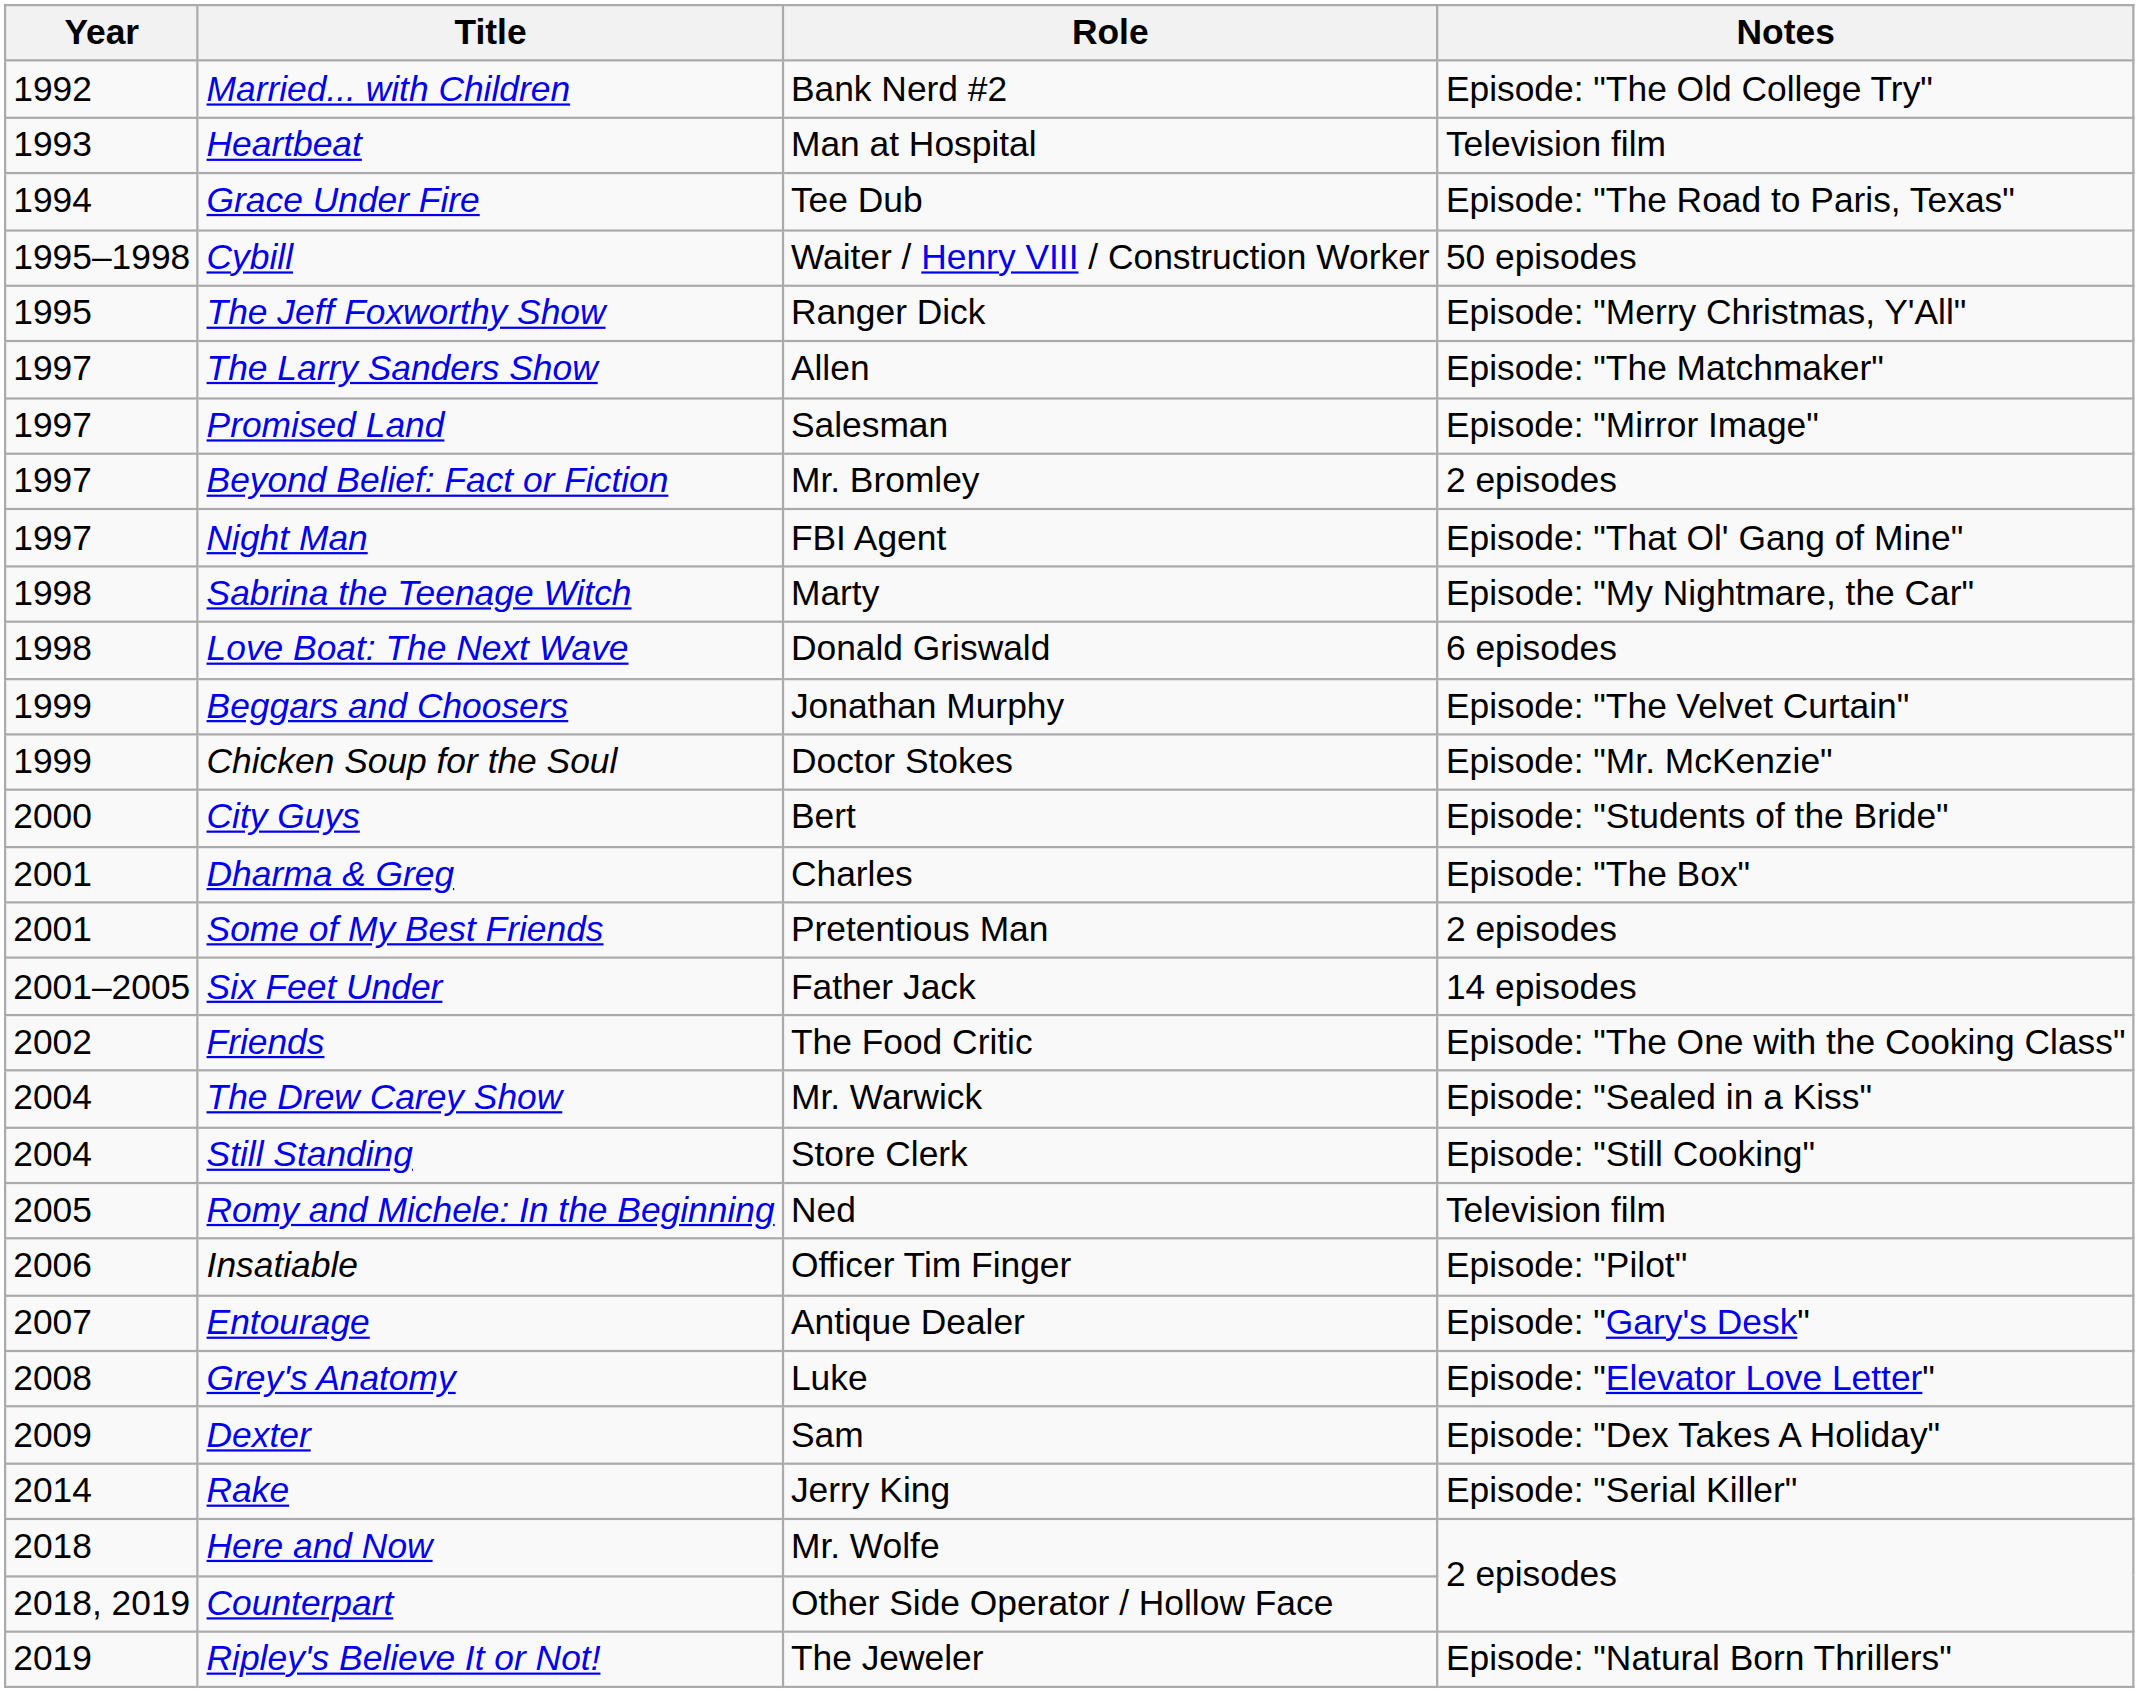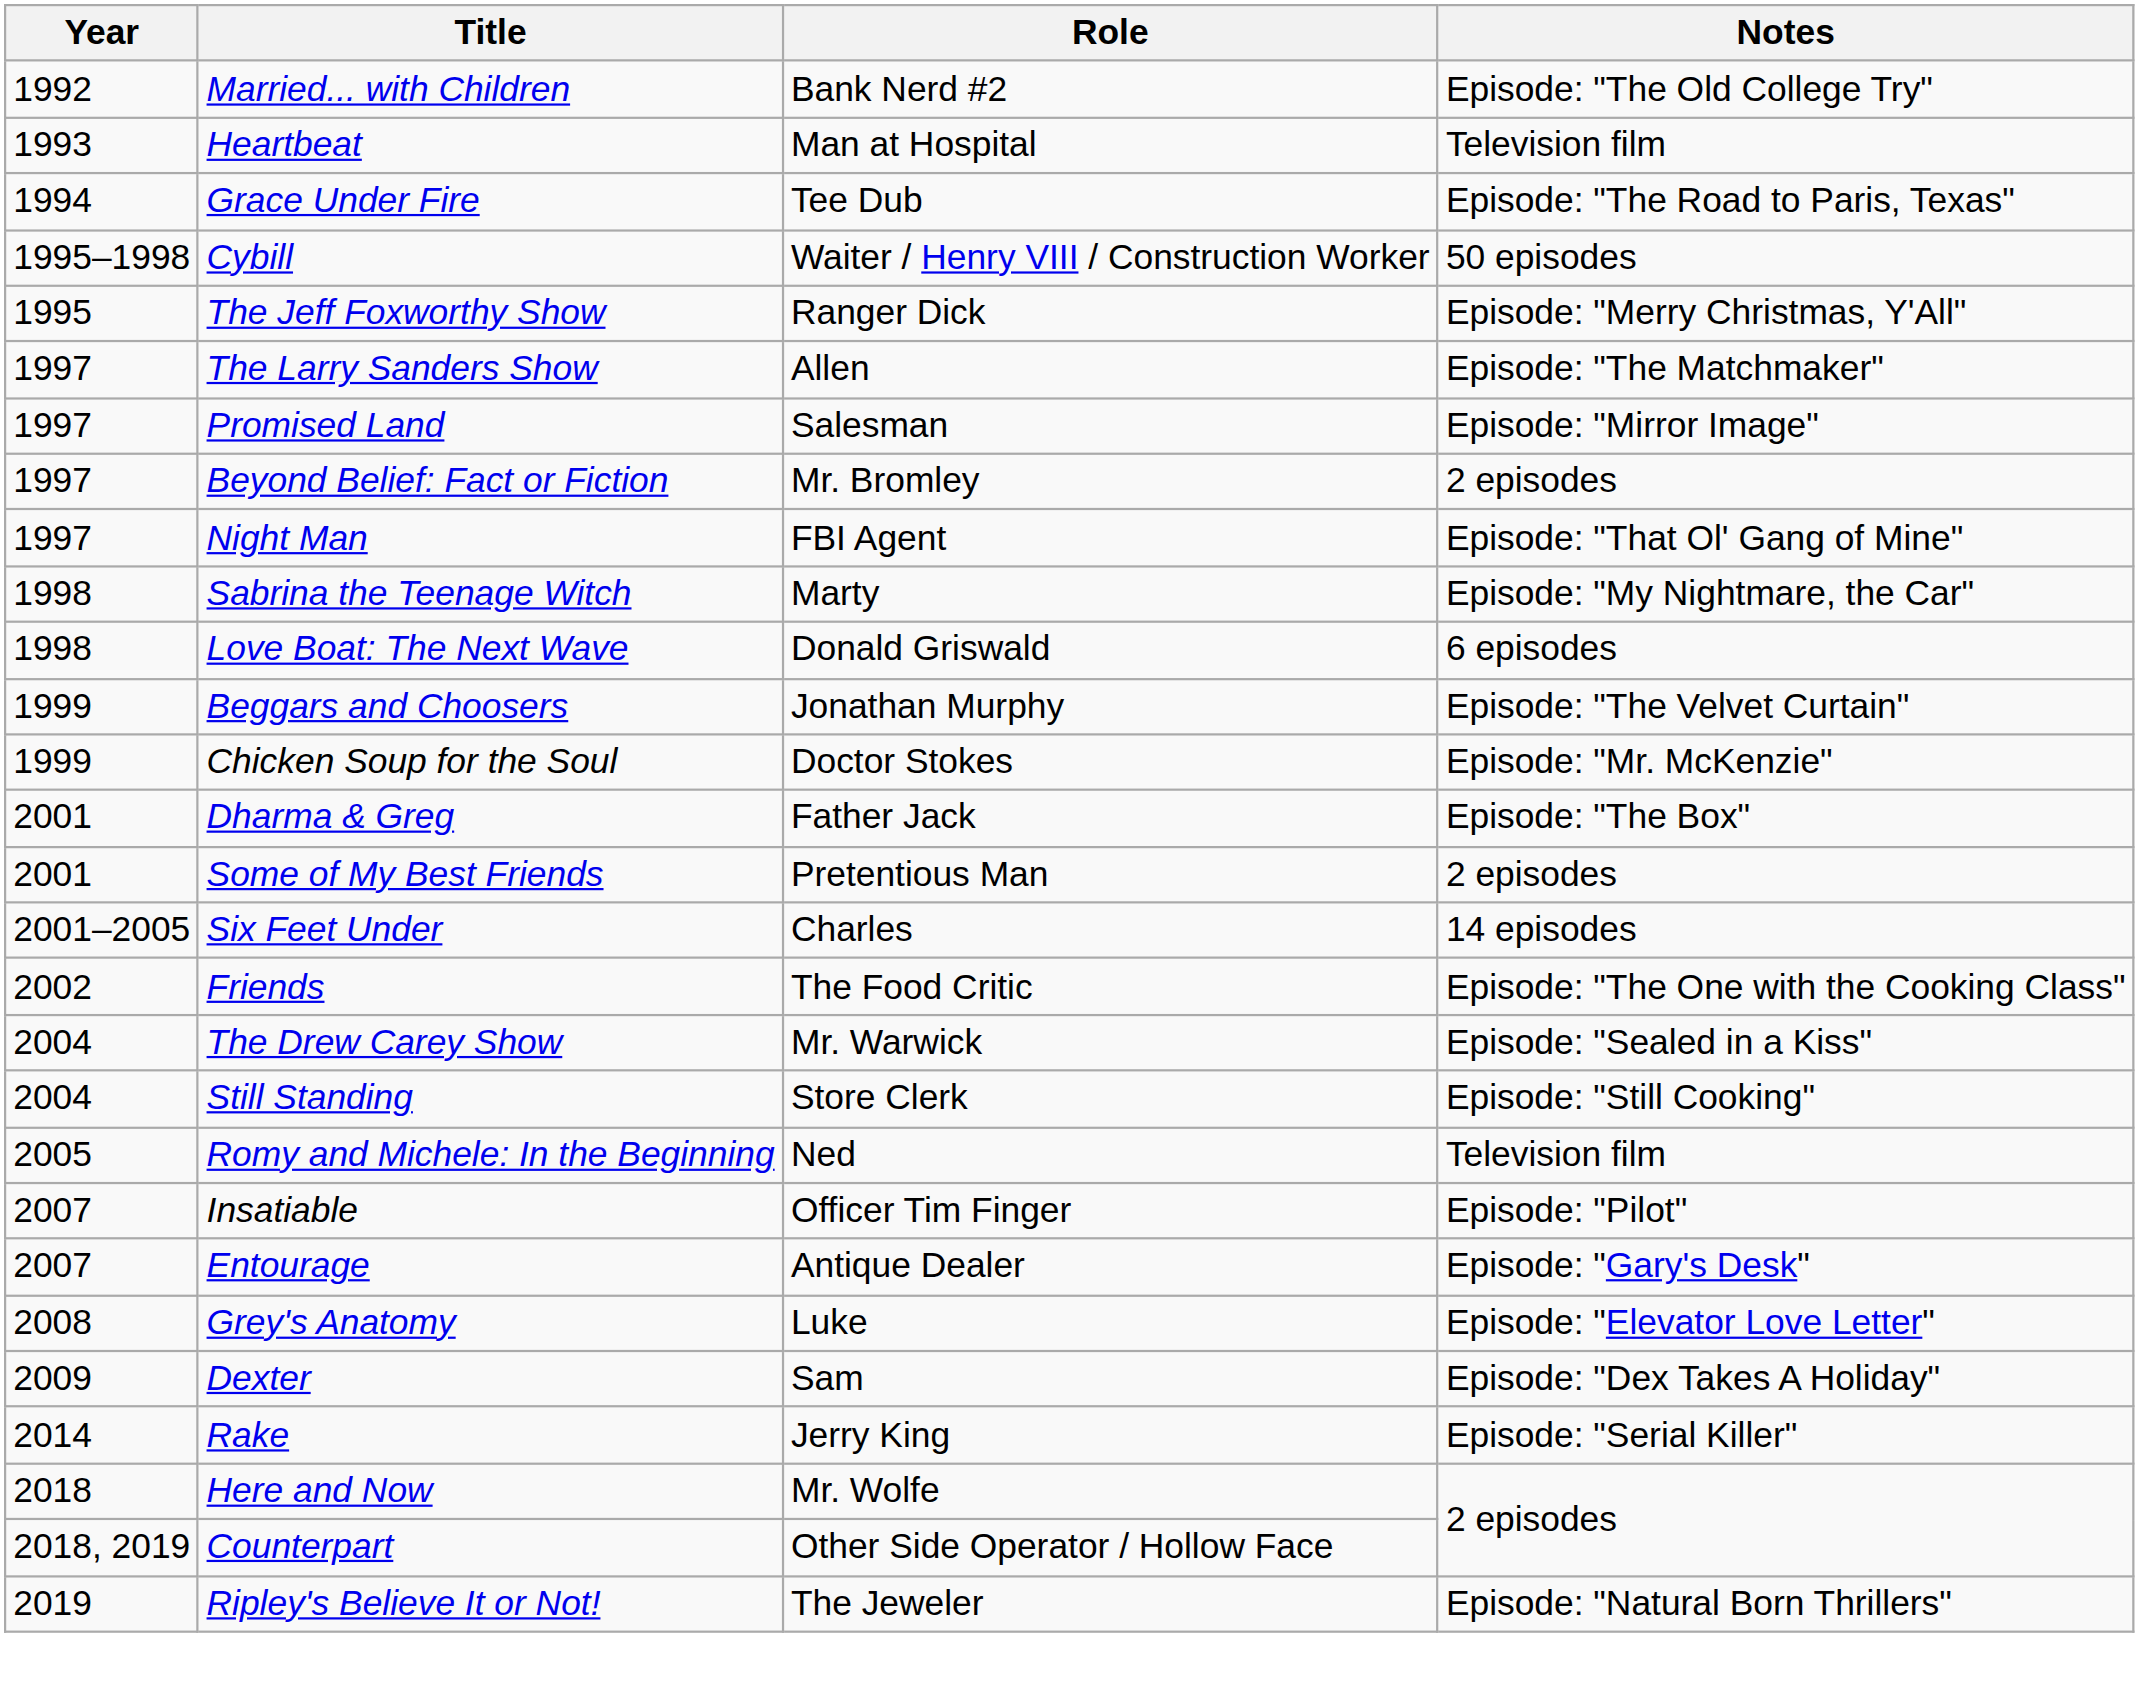- row: (283, 817)
(852, 873) Charles -> (883, 817) Father Jack
(883, 985) Father Jack -> (852, 929) Charles
(53, 1266) 2006 -> (53, 1210) 2007
